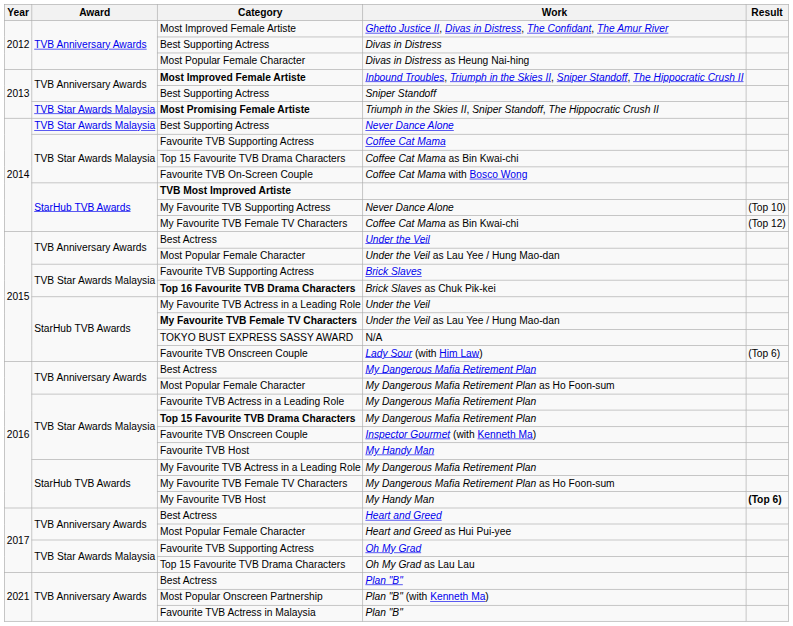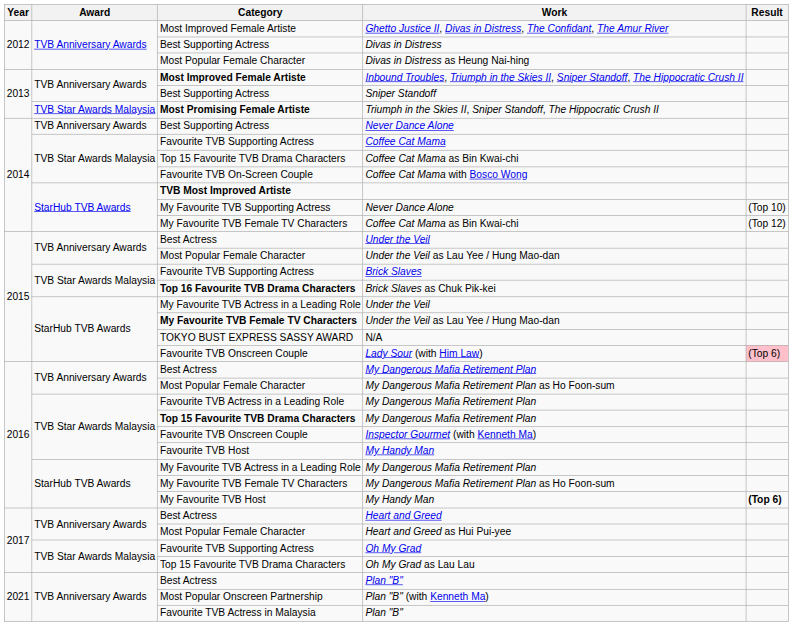(95, 126) TVB Star Awards Malaysia -> (90, 126) TVB Anniversary Awards
(764, 353) no background -> (764, 353) pink background
